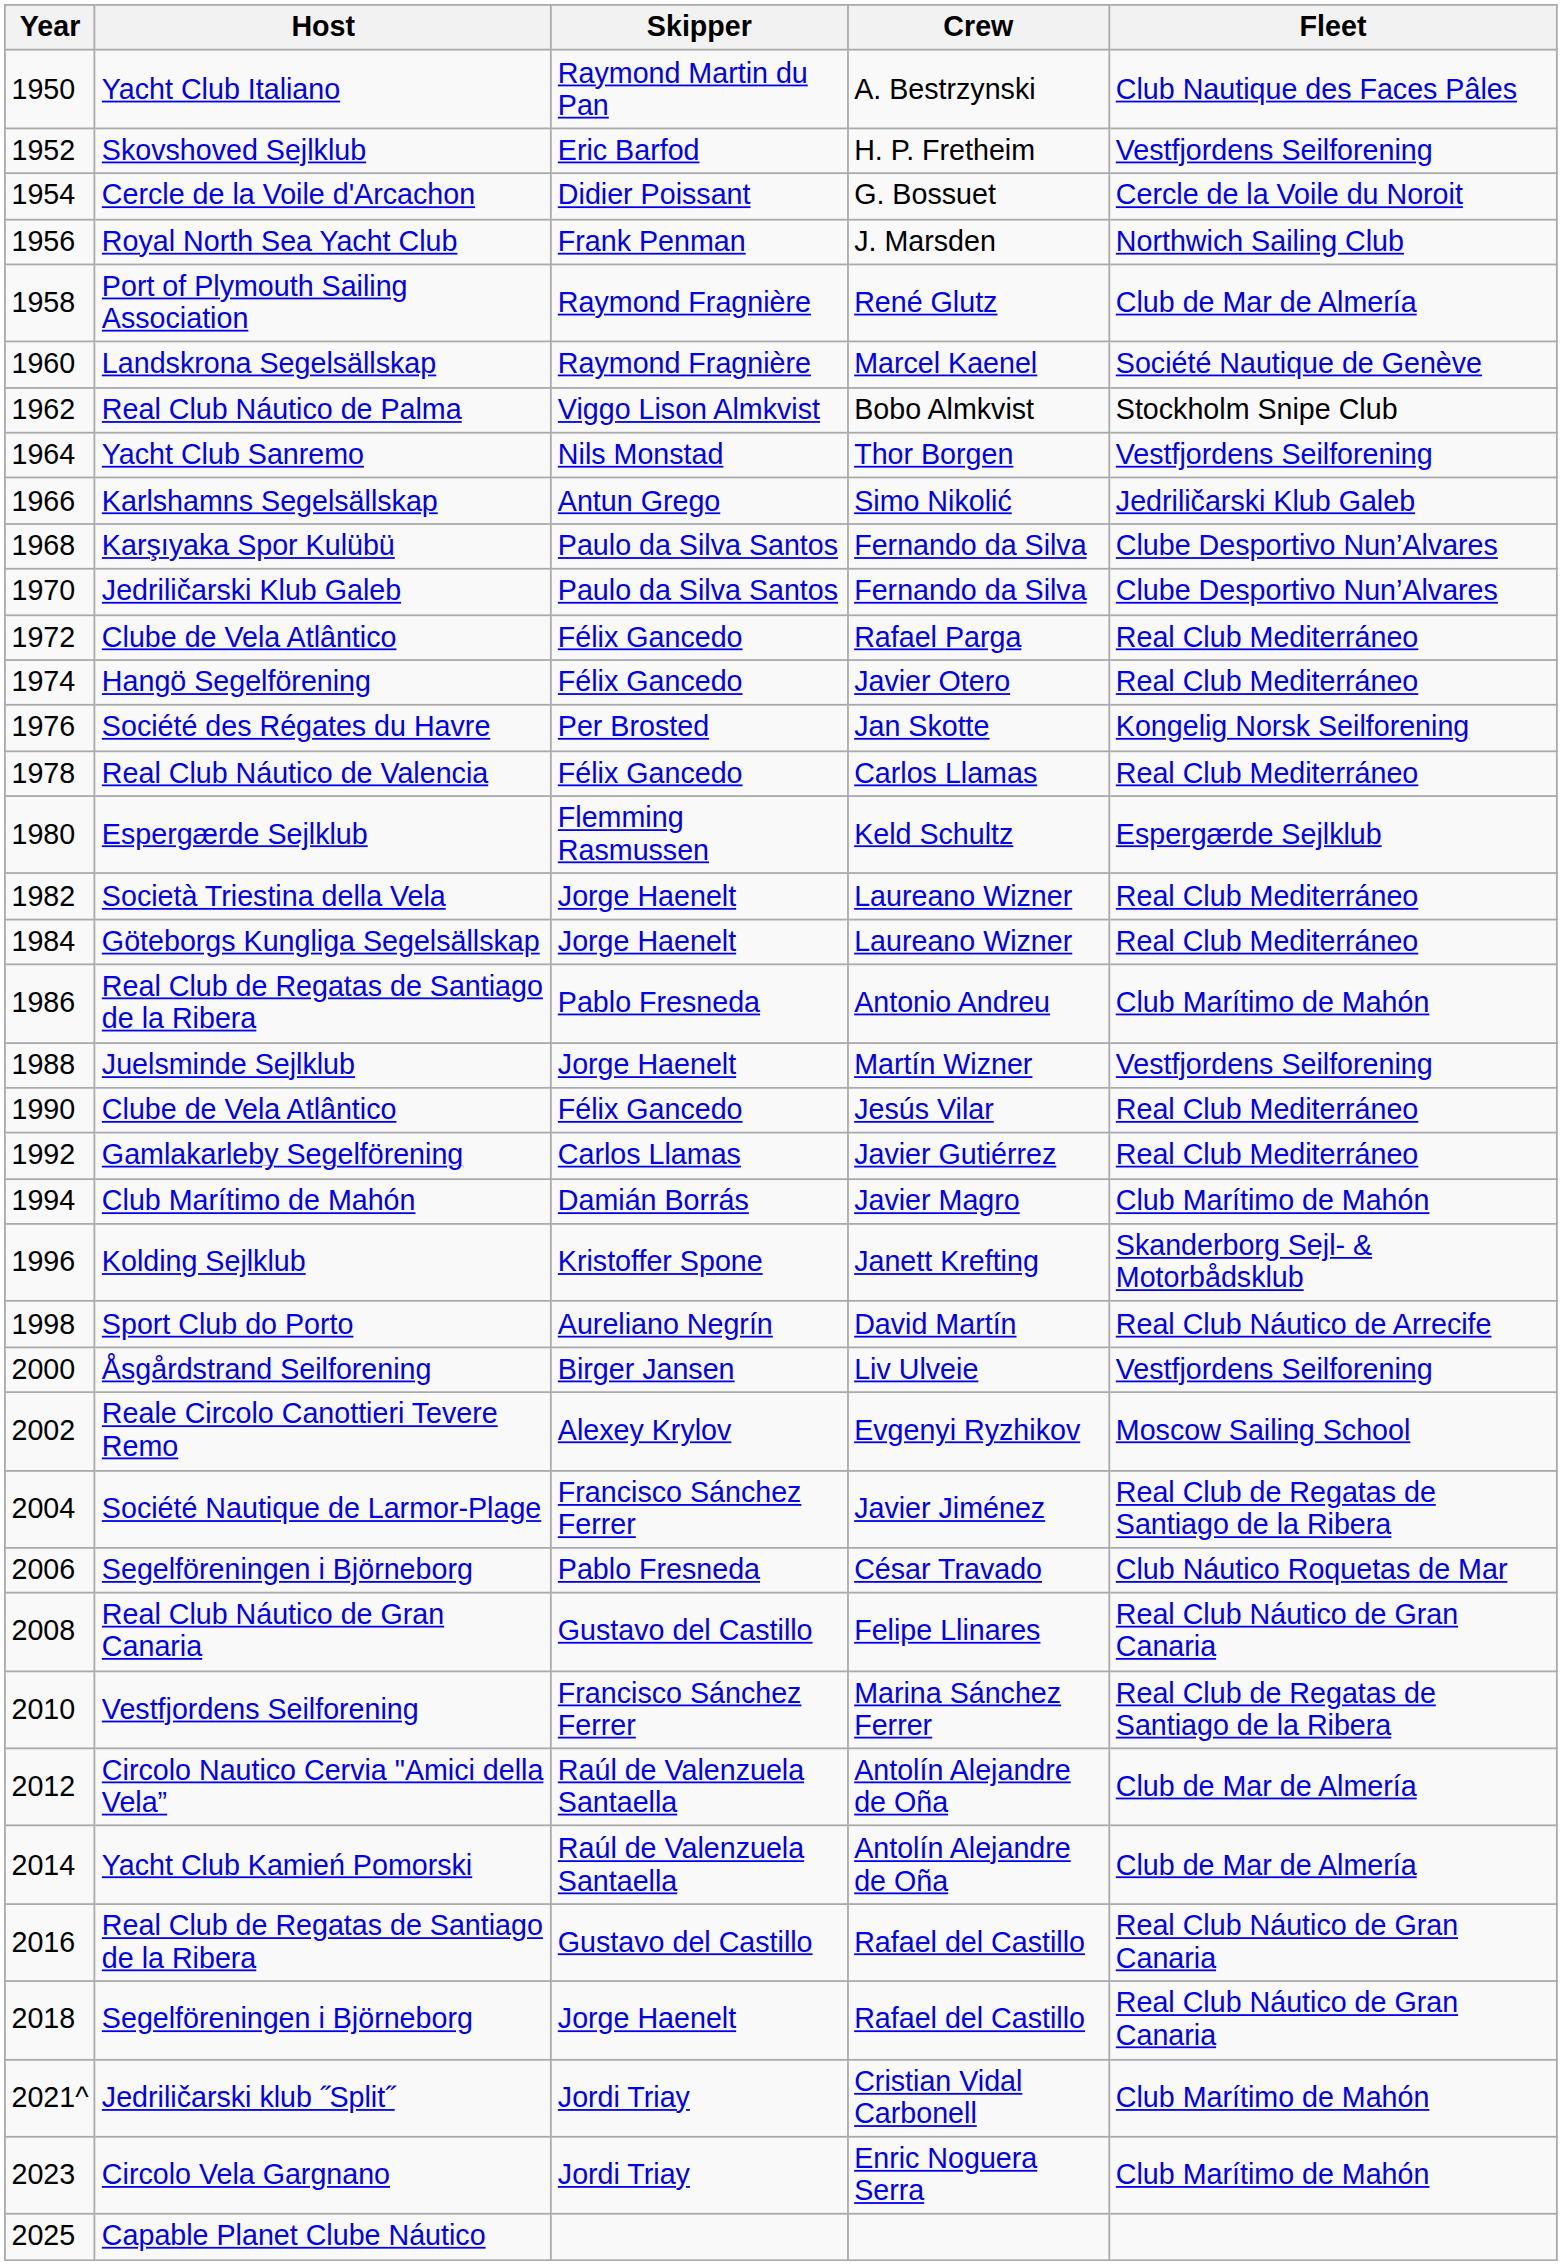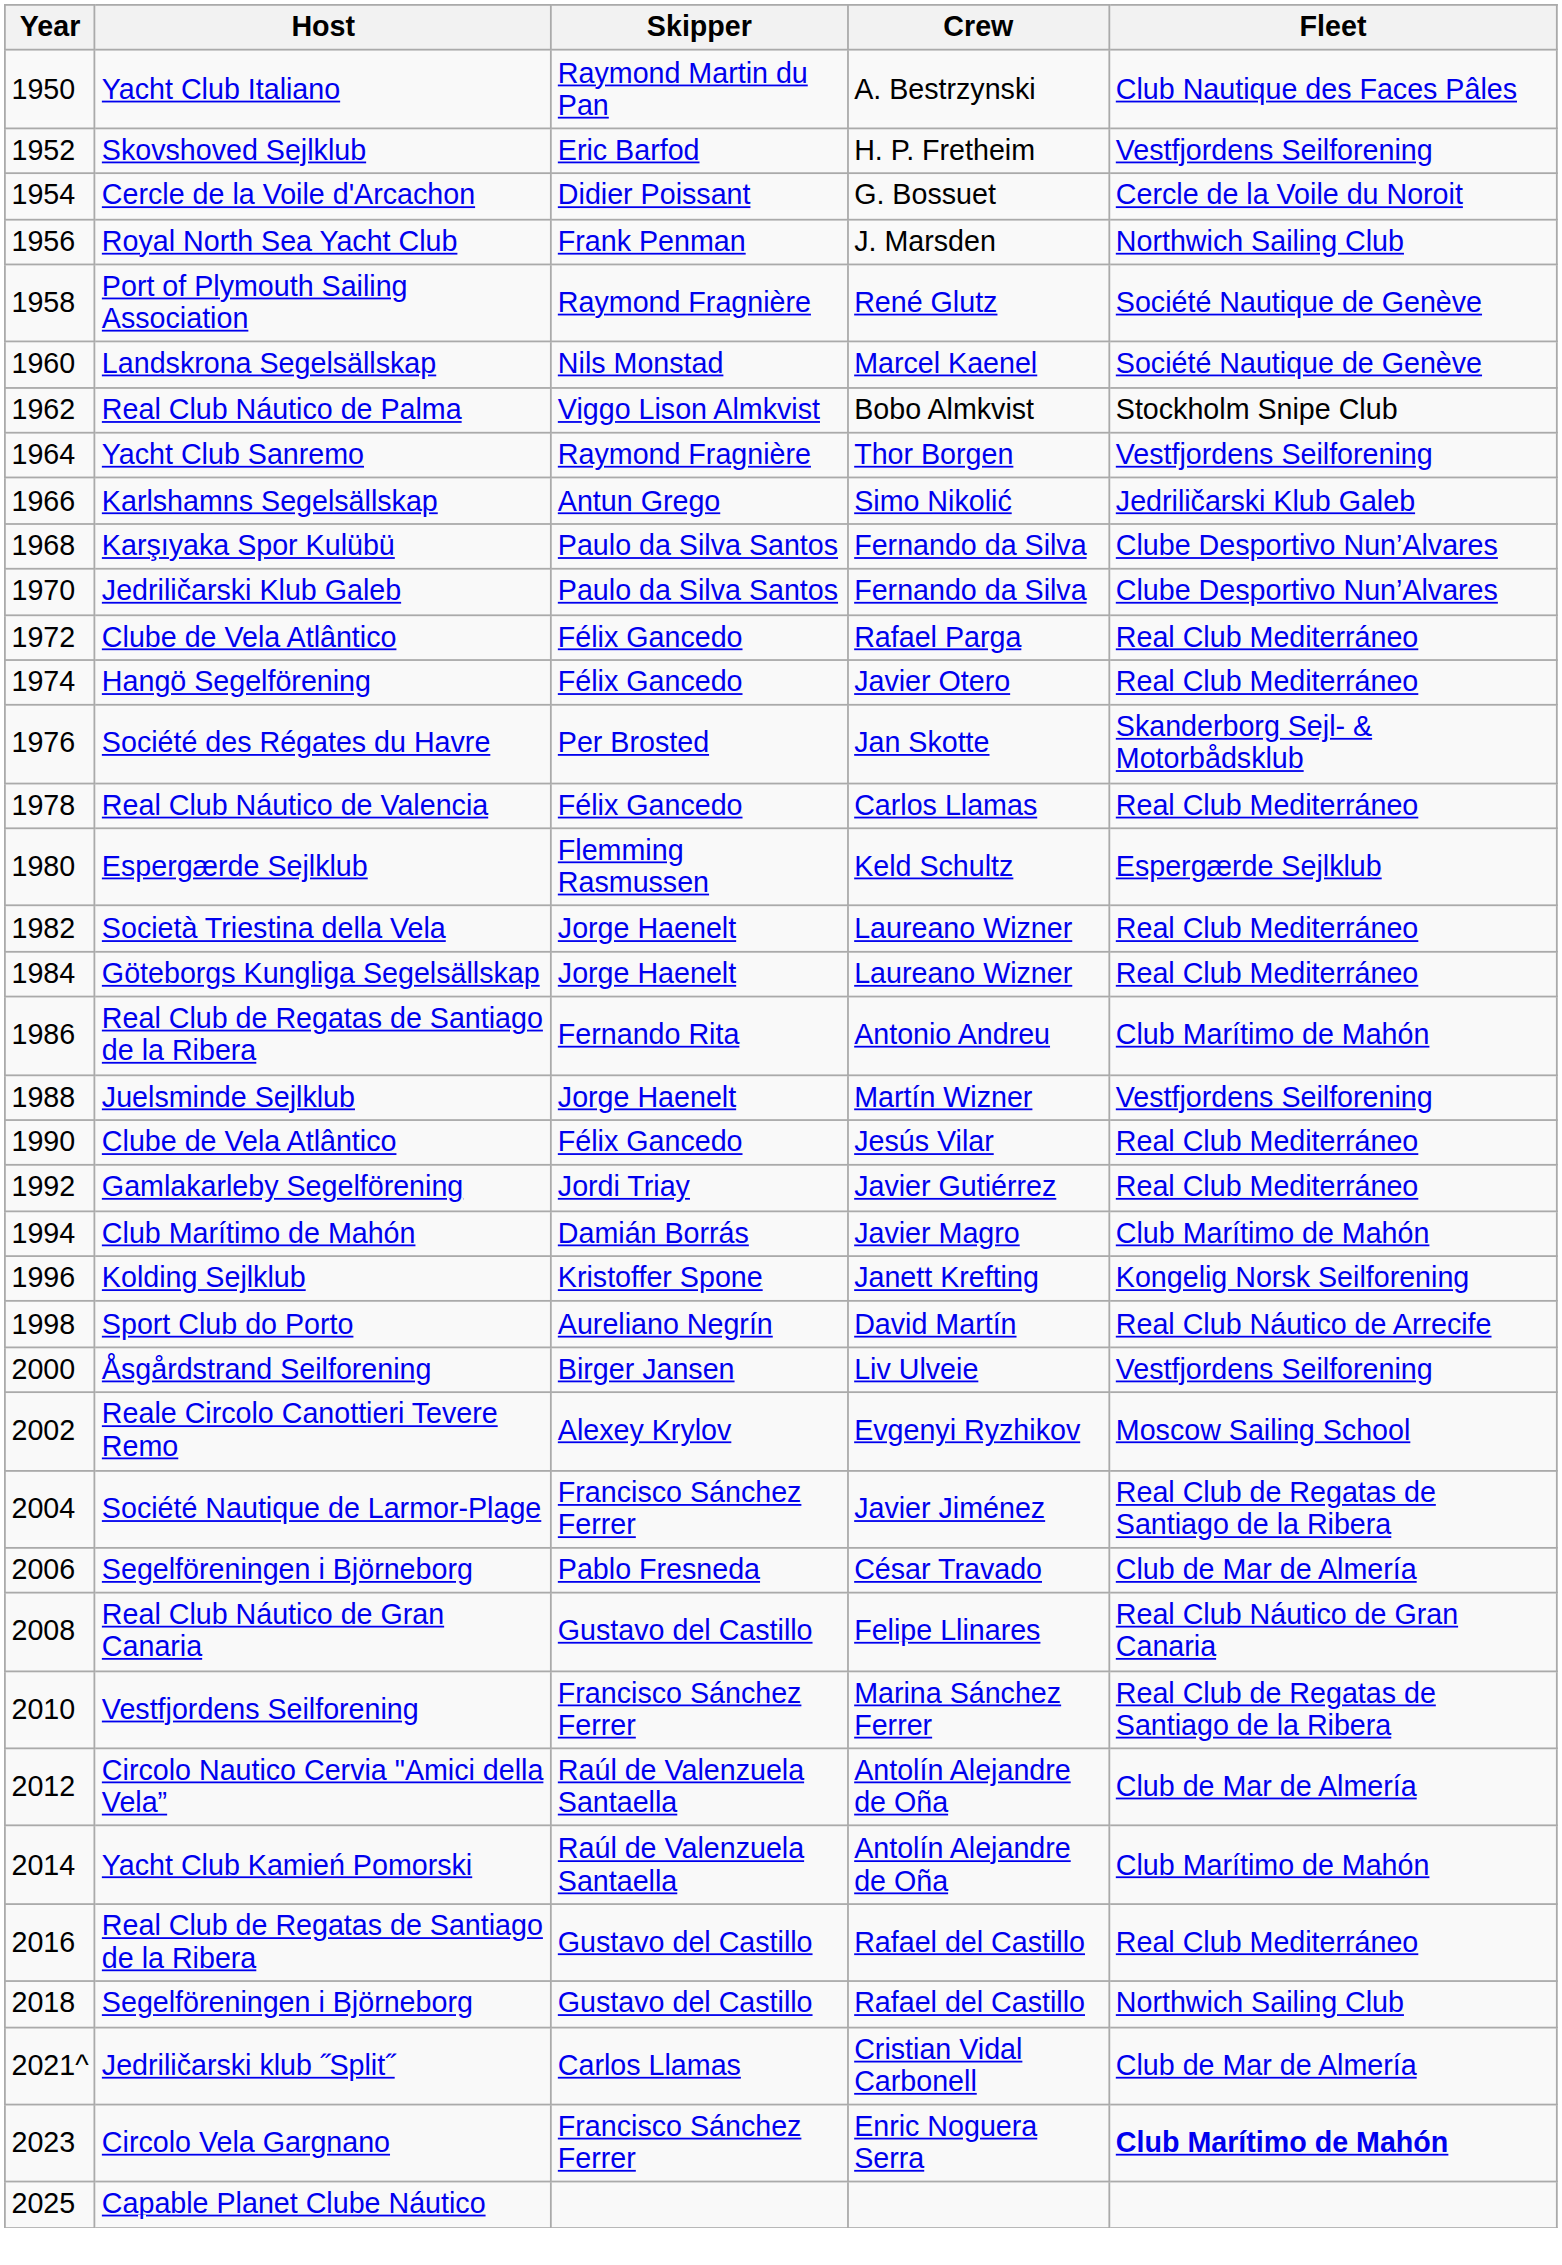(1266, 302) Club de Mar de Almería -> (1299, 302) Société Nautique de Genève
(684, 364) Raymond Fragnière -> (641, 364) Nils Monstad
(641, 455) Nils Monstad -> (684, 455) Raymond Fragnière
(1293, 727) Kongelig Norsk Seilforening -> (1244, 743) Skanderborg Sejl- & Motorbådsklub
(659, 1002) Pablo Fresneda -> (649, 1035) Fernando Rita
(649, 1155) Carlos Llamas -> (624, 1187) Jordi Triay
(1244, 1262) Skanderborg Sejl- & Motorbådsklub -> (1293, 1278) Kongelig Norsk Seilforening
(1312, 1569) Club Náutico Roquetas de Mar -> (1266, 1569) Club de Mar de Almería
(1266, 1864) Club de Mar de Almería -> (1273, 1864) Club Marítimo de Mahón
(1287, 1942) Real Club Náutico de Gran Canaria -> (1267, 1942) Real Club Mediterráneo
(647, 2019) Jorge Haenelt -> (685, 2003) Gustavo del Castillo
(1287, 2019) Real Club Náutico de Gran Canaria -> (1260, 2003) Northwich Sailing Club
(624, 2097) Jordi Triay -> (649, 2065) Carlos Llamas
(1273, 2097) Club Marítimo de Mahón -> (1266, 2065) Club de Mar de Almería
(624, 2174) Jordi Triay -> (680, 2142) Francisco Sánchez Ferrer
(1273, 2174) normal -> (1282, 2142) bold
